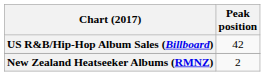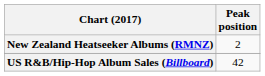rows swapped: (110, 62) <-> (110, 44)
